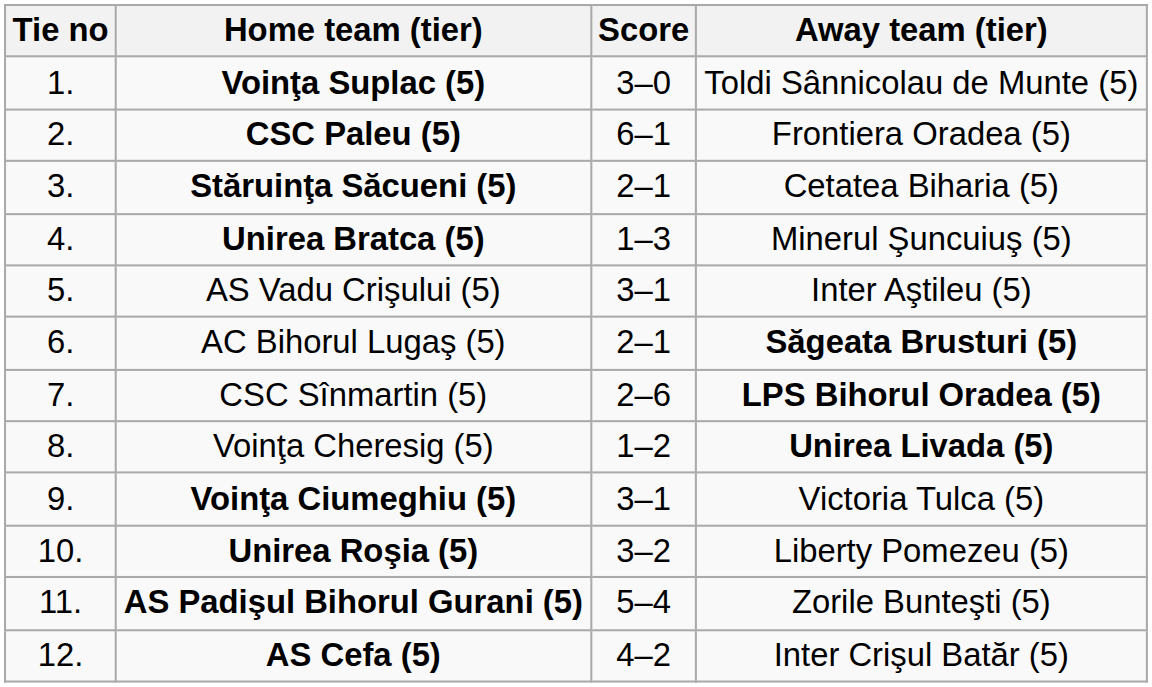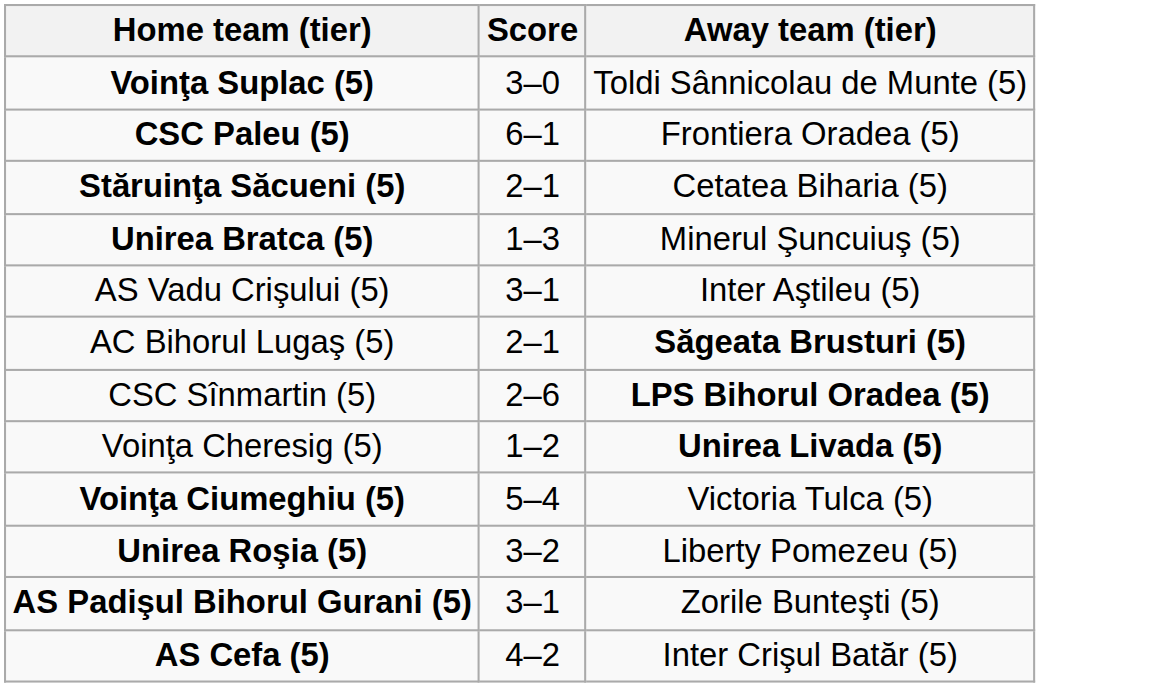- column: (61, 30)
(644, 498) 3–1 -> (533, 498) 5–4
(644, 602) 5–4 -> (533, 602) 3–1
